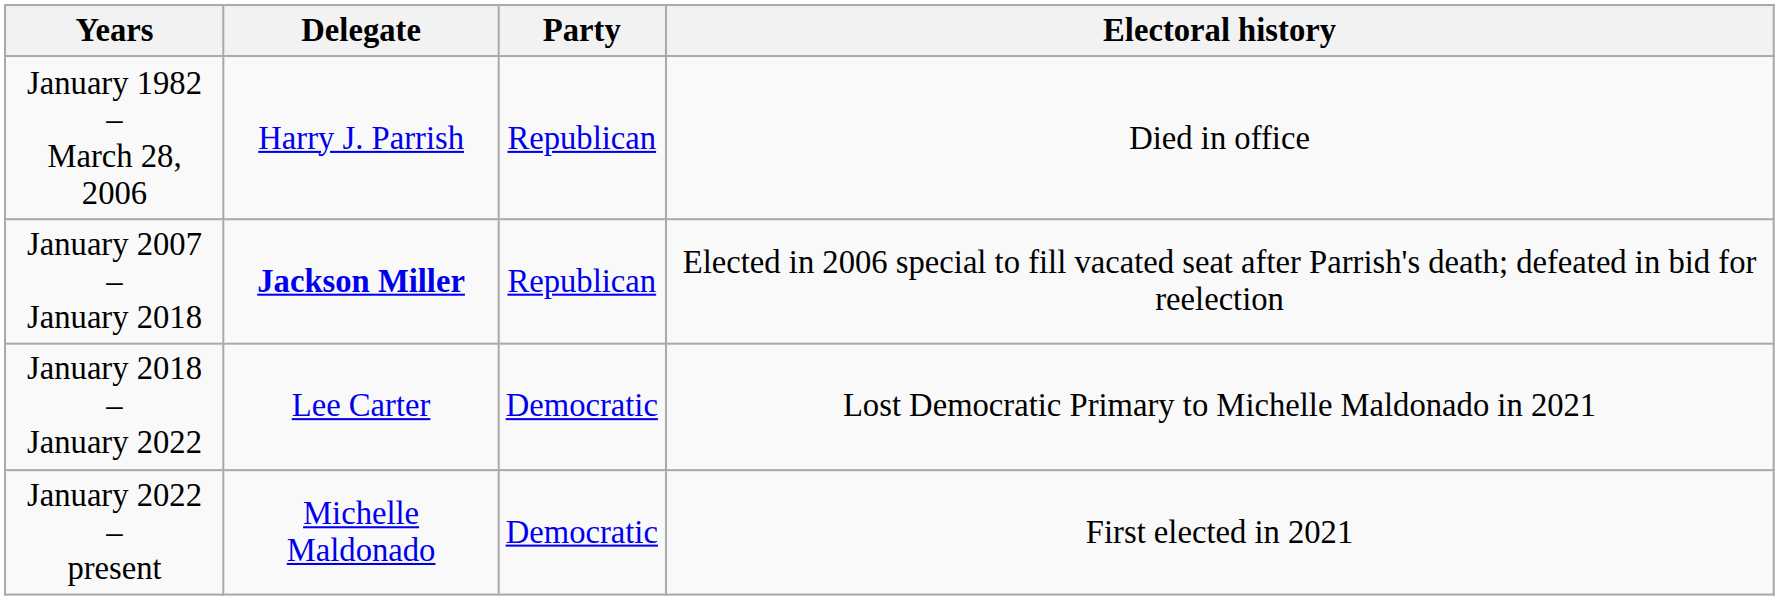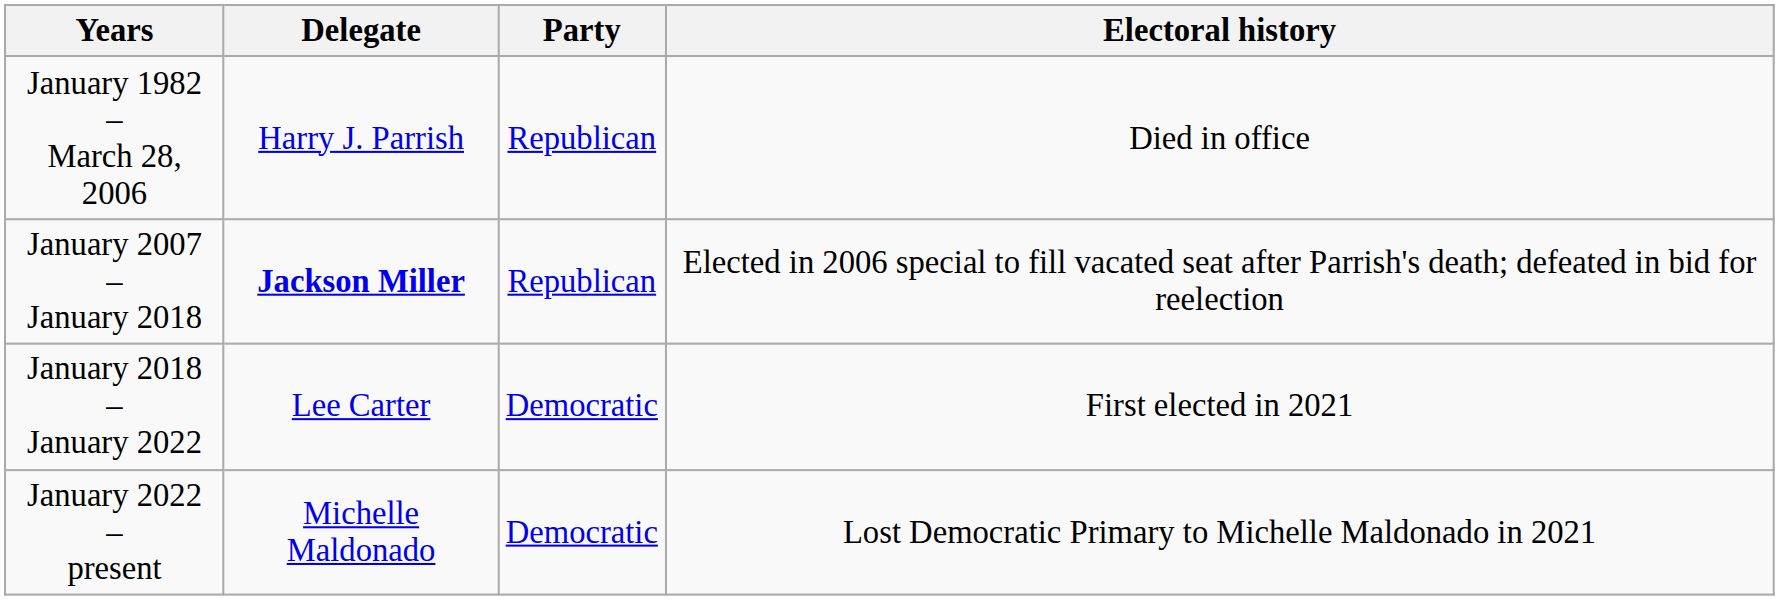(1220, 405) Lost Democratic Primary to Michelle Maldonado in 2021 -> (1220, 405) First elected in 2021
(1220, 531) First elected in 2021 -> (1220, 531) Lost Democratic Primary to Michelle Maldonado in 2021
